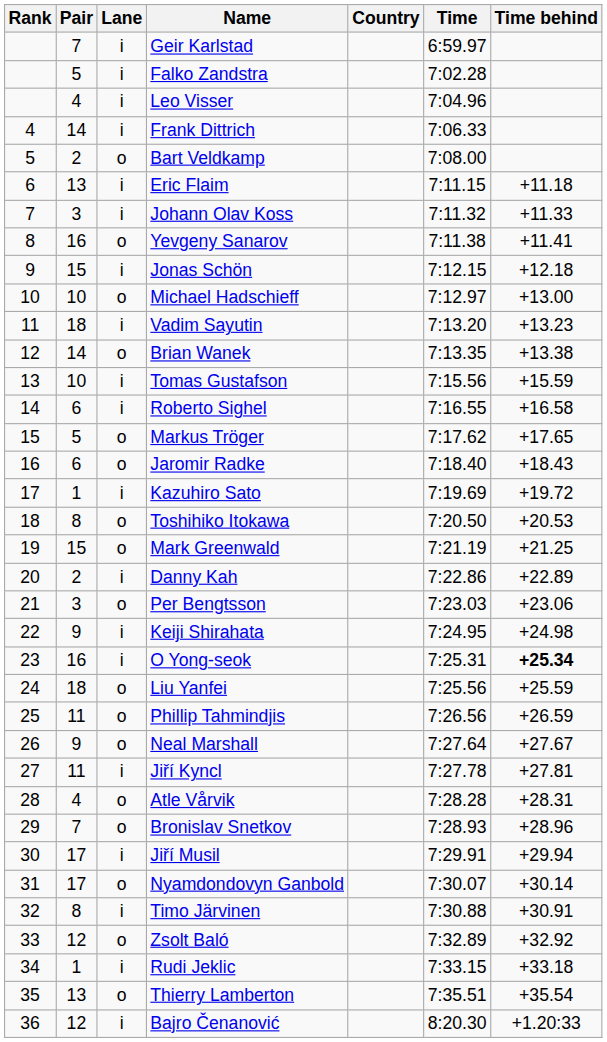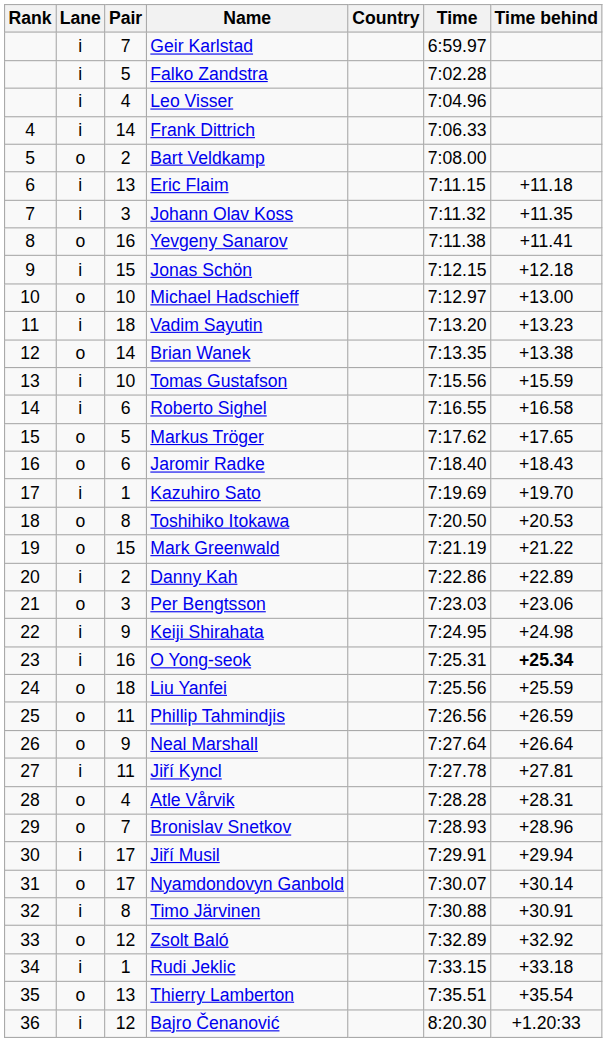columns swapped: (76, 18) <-> (122, 18)
(546, 213) +11.33 -> (546, 213) +11.35
(546, 492) +19.72 -> (546, 492) +19.70
(546, 548) +21.25 -> (546, 548) +21.22
(546, 744) +27.67 -> (546, 744) +26.64
